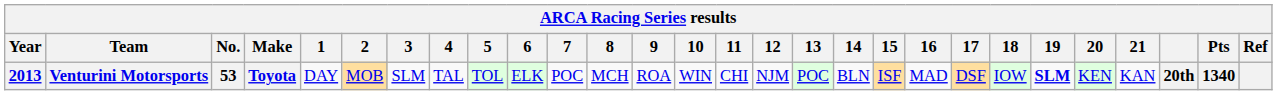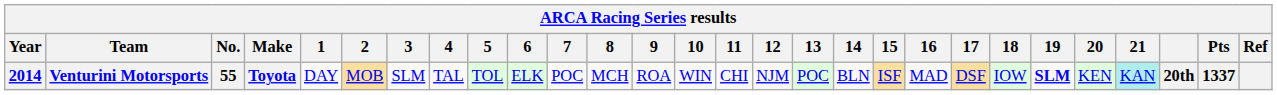(25, 75) 2013 -> (25, 75) 2014
(228, 75) 53 -> (228, 75) 55
(1138, 75) no background -> (1138, 75) paleturquoise background
(1219, 75) 1340 -> (1219, 75) 1337
